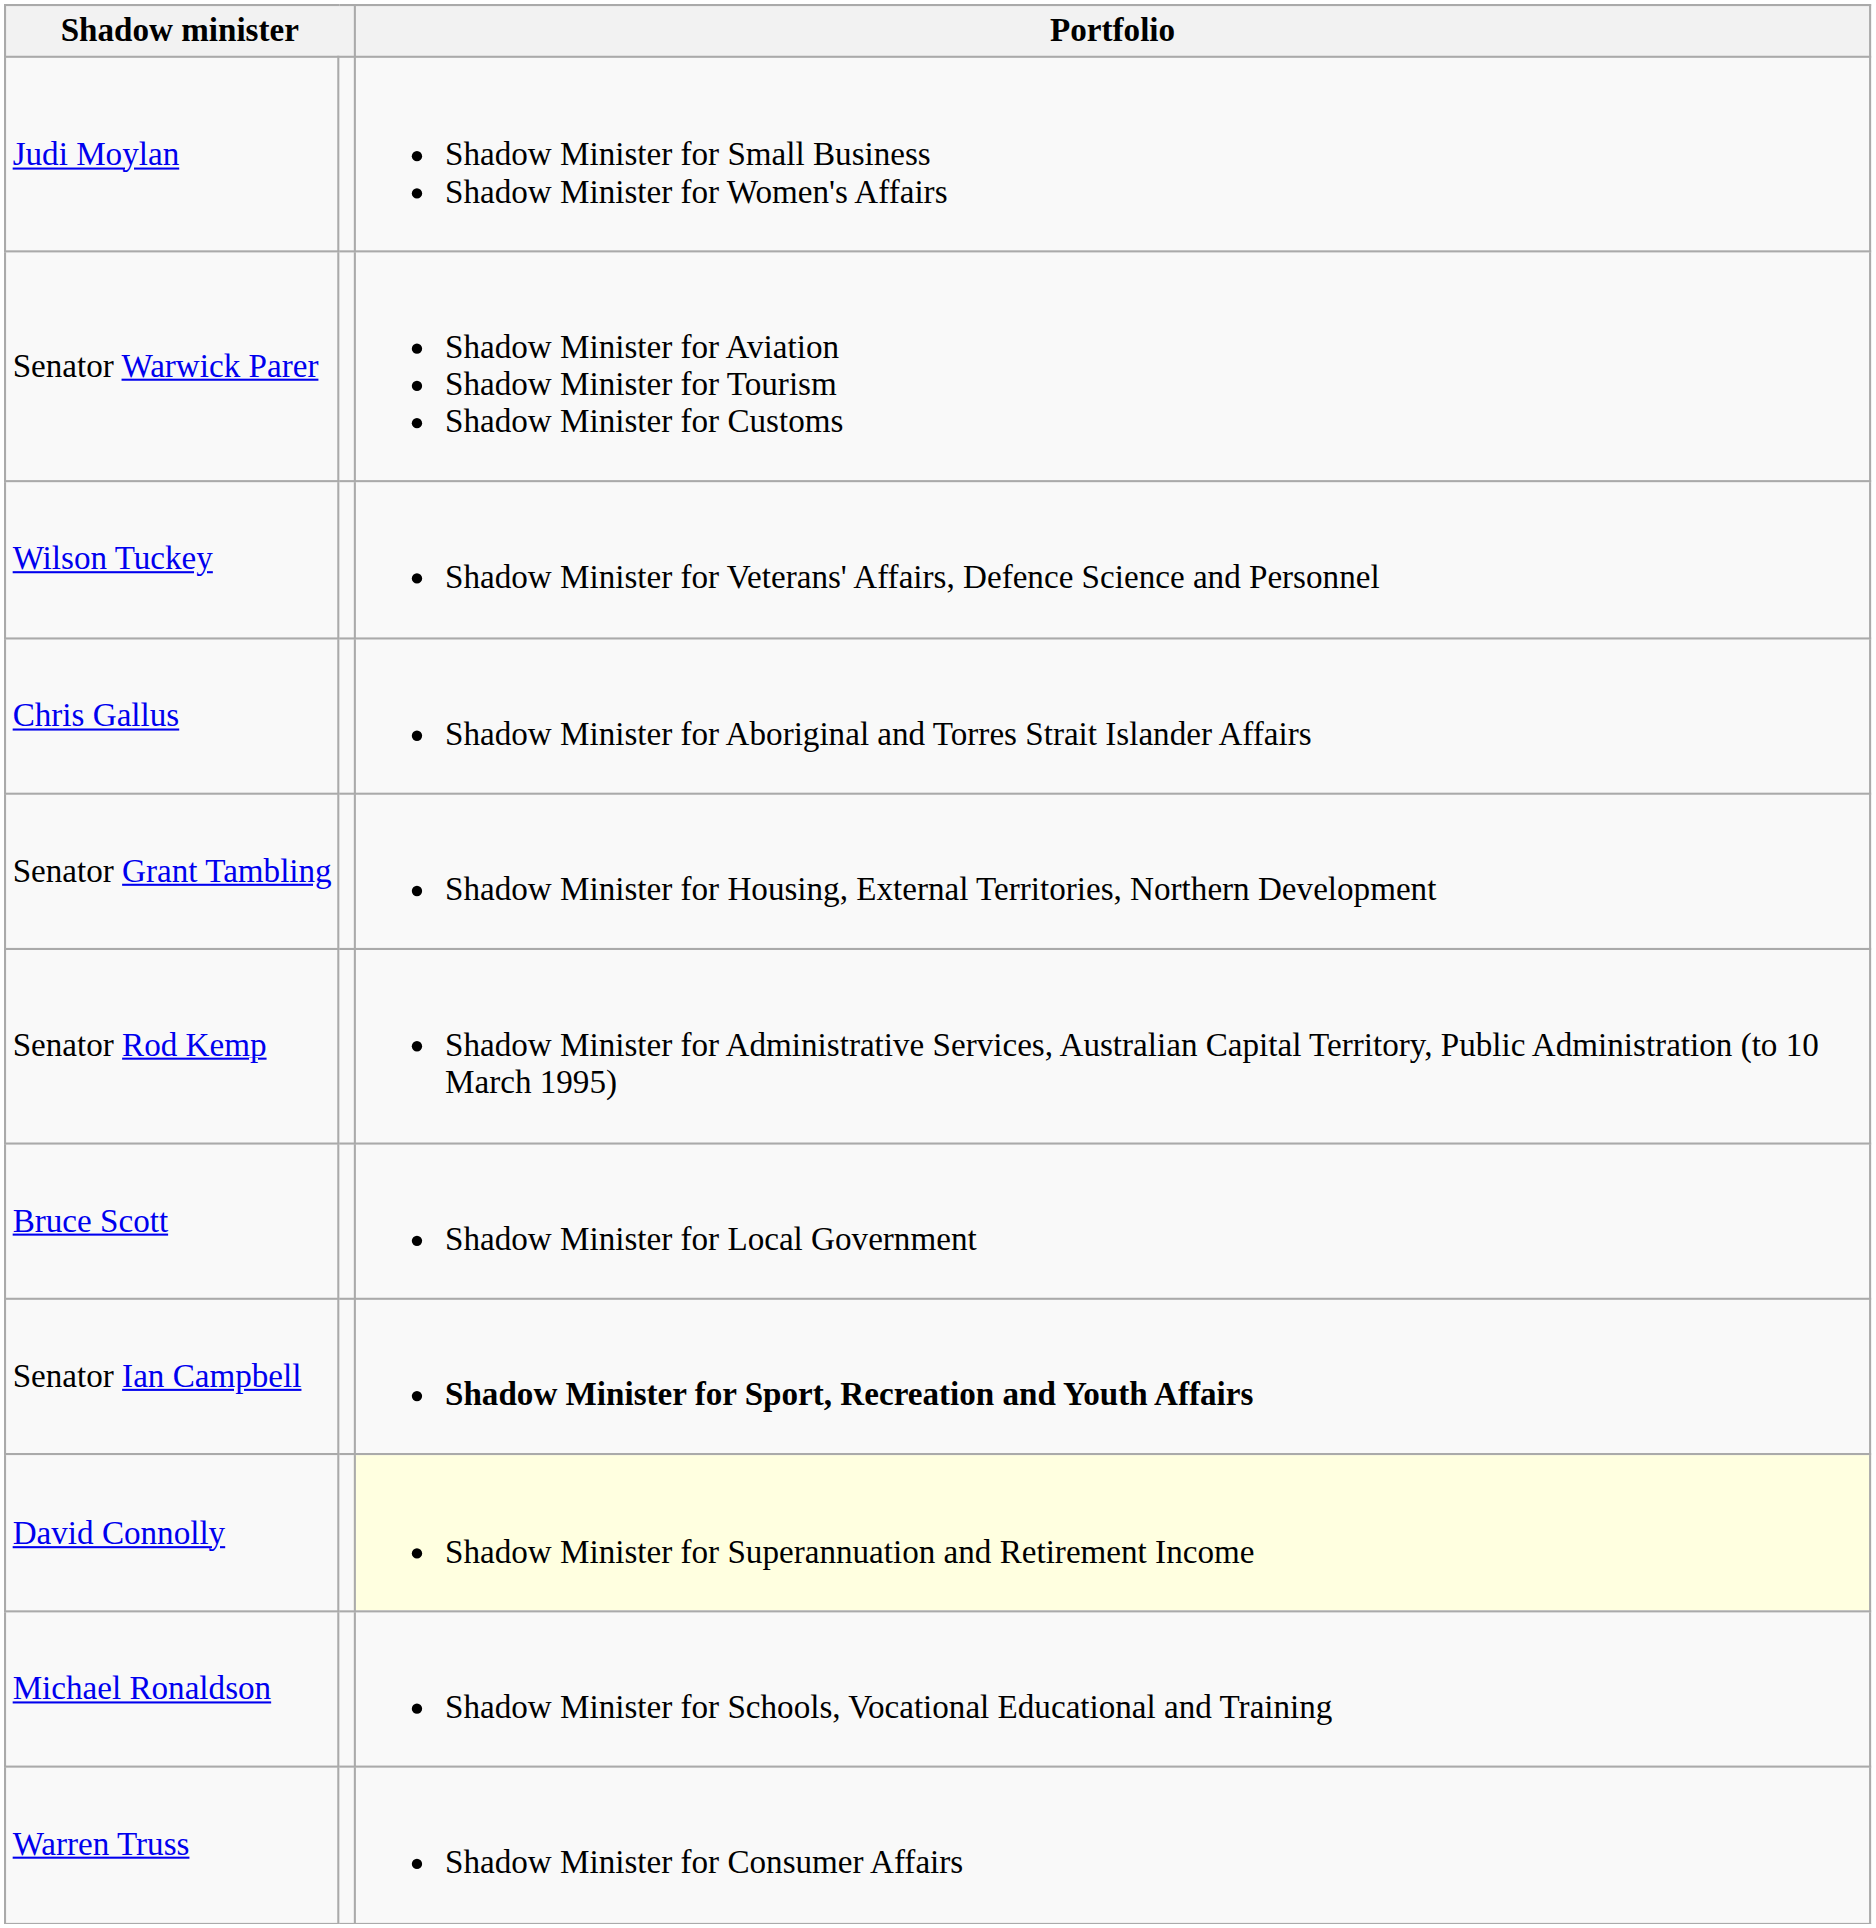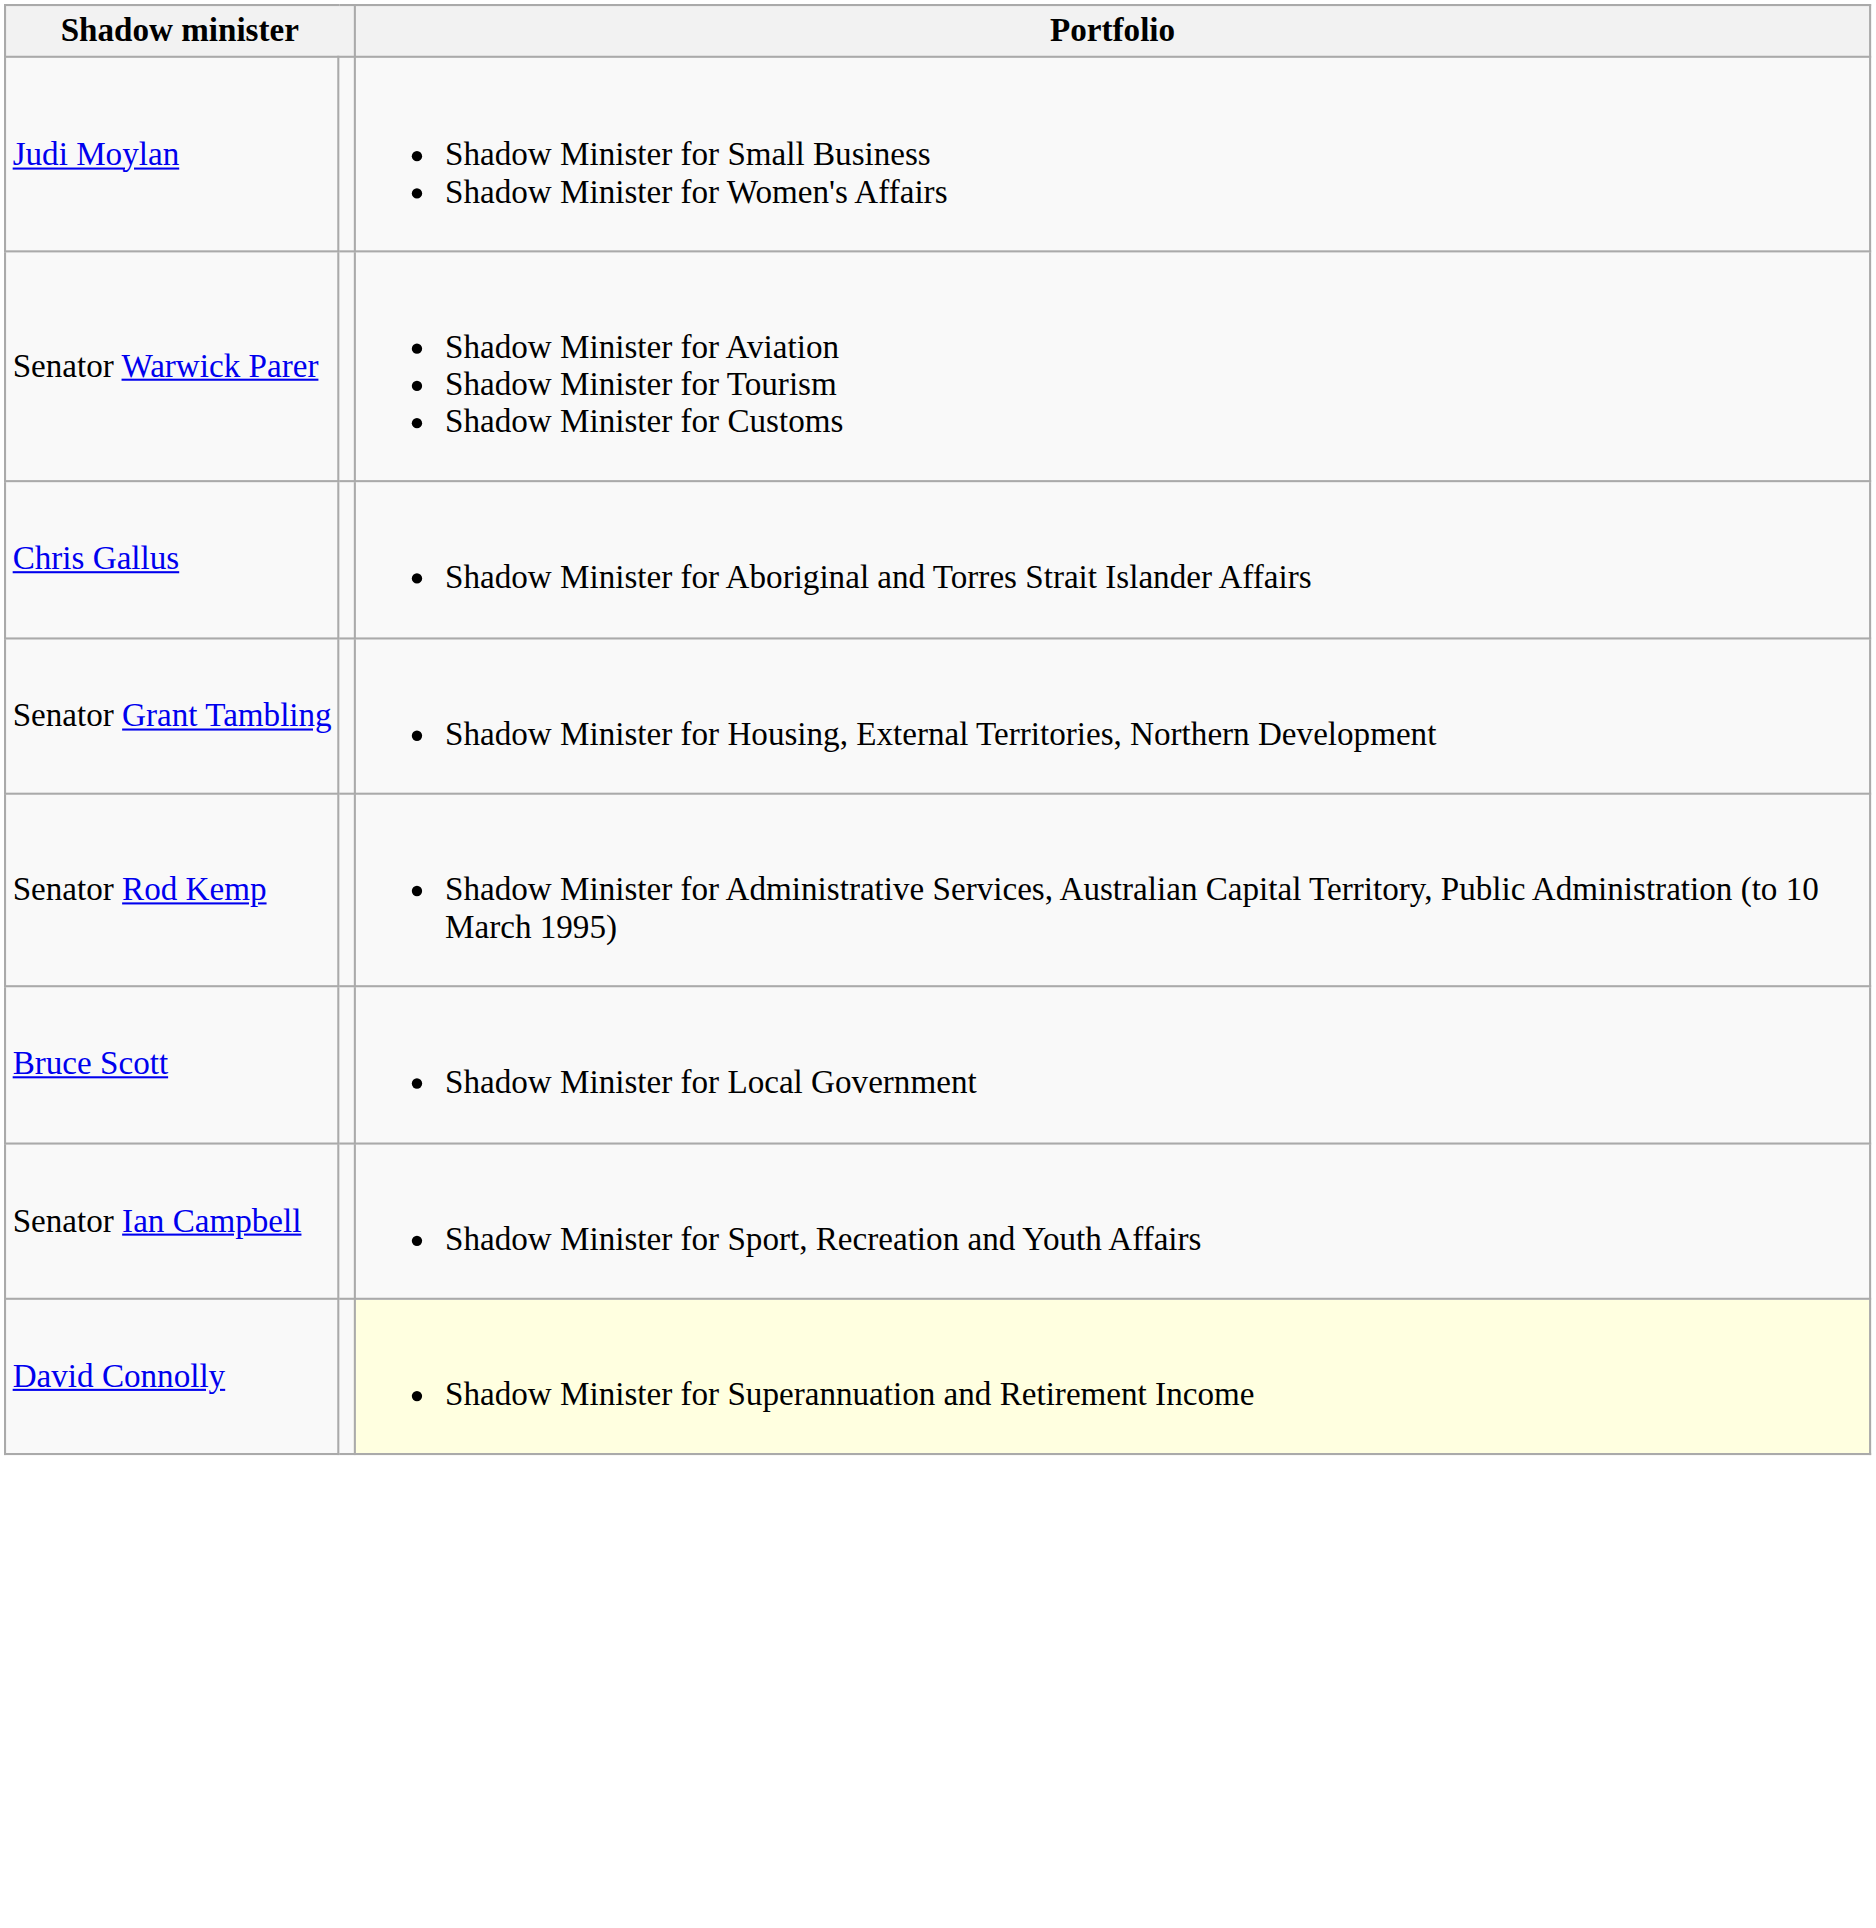- row: (113, 558)
(1113, 1395) bold -> (1113, 1239) normal
- row: (142, 1688)
- row: (101, 1844)
